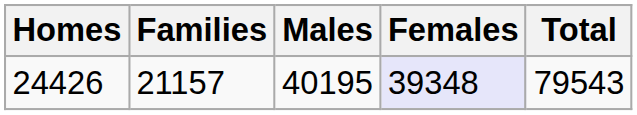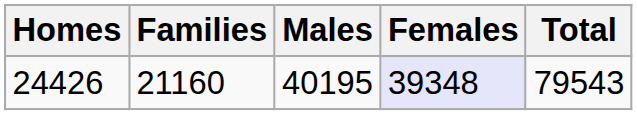(181, 82) 21157 -> (181, 82) 21160
